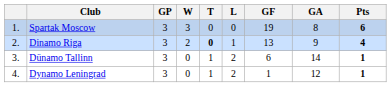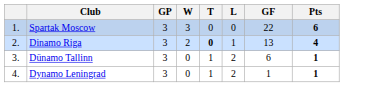- column: (316, 12)
(268, 27) 19 -> (268, 27) 22
